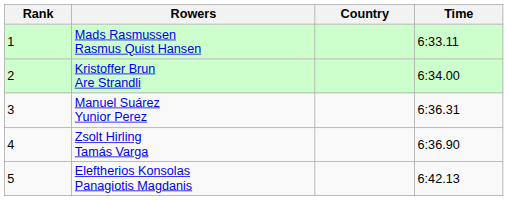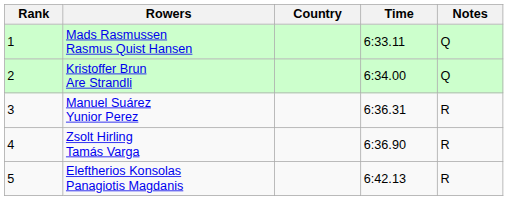+ column: (470, 14)
